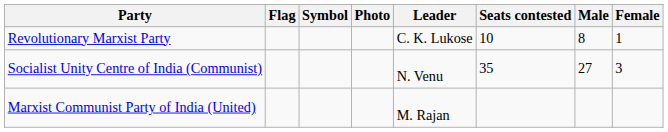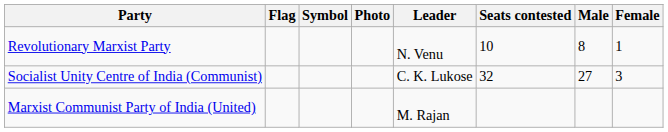(435, 38) C. K. Lukose -> (420, 54) N. Venu
(420, 76) N. Venu -> (435, 76) C. K. Lukose
(486, 68) 35 -> (486, 76) 32
